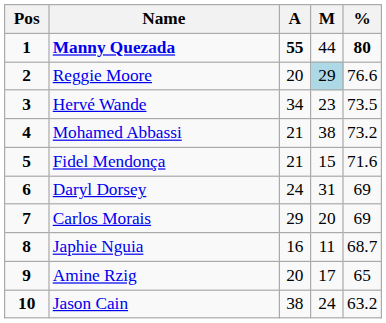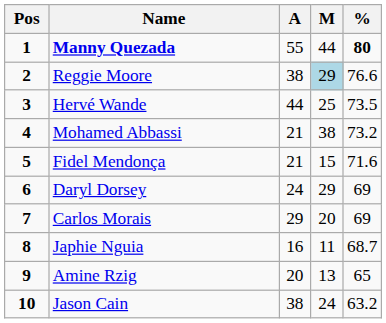(295, 47) bold -> (295, 47) normal
(295, 76) 20 -> (295, 76) 38
(295, 104) 34 -> (295, 104) 44
(327, 104) 23 -> (327, 104) 25
(327, 190) 31 -> (327, 190) 29
(327, 275) 17 -> (327, 275) 13
